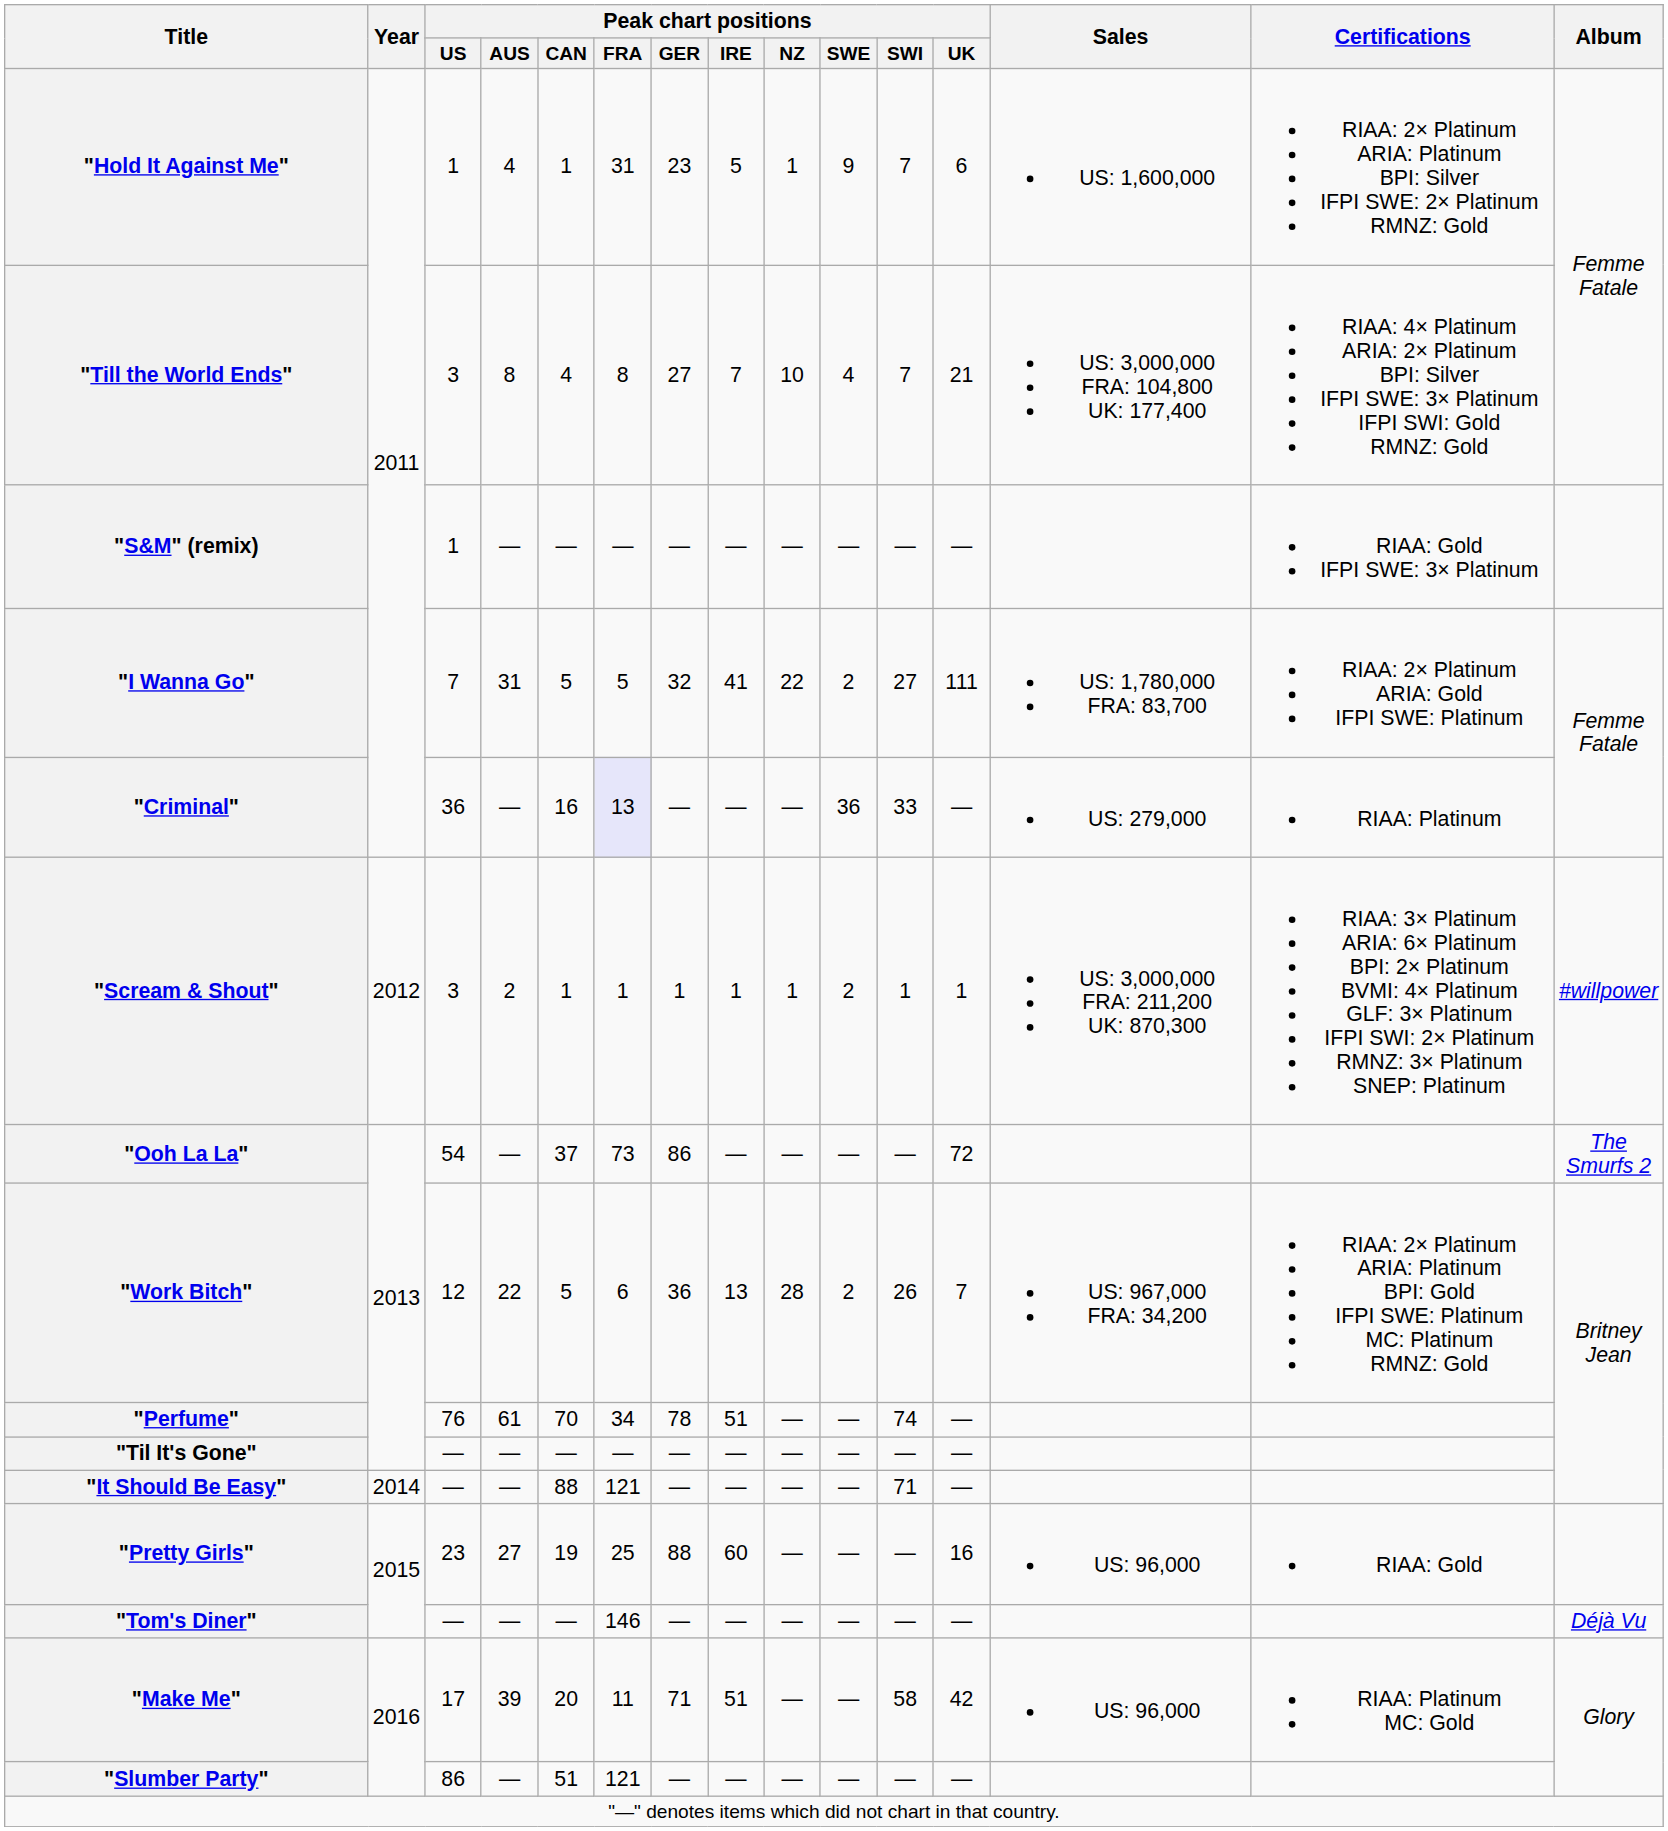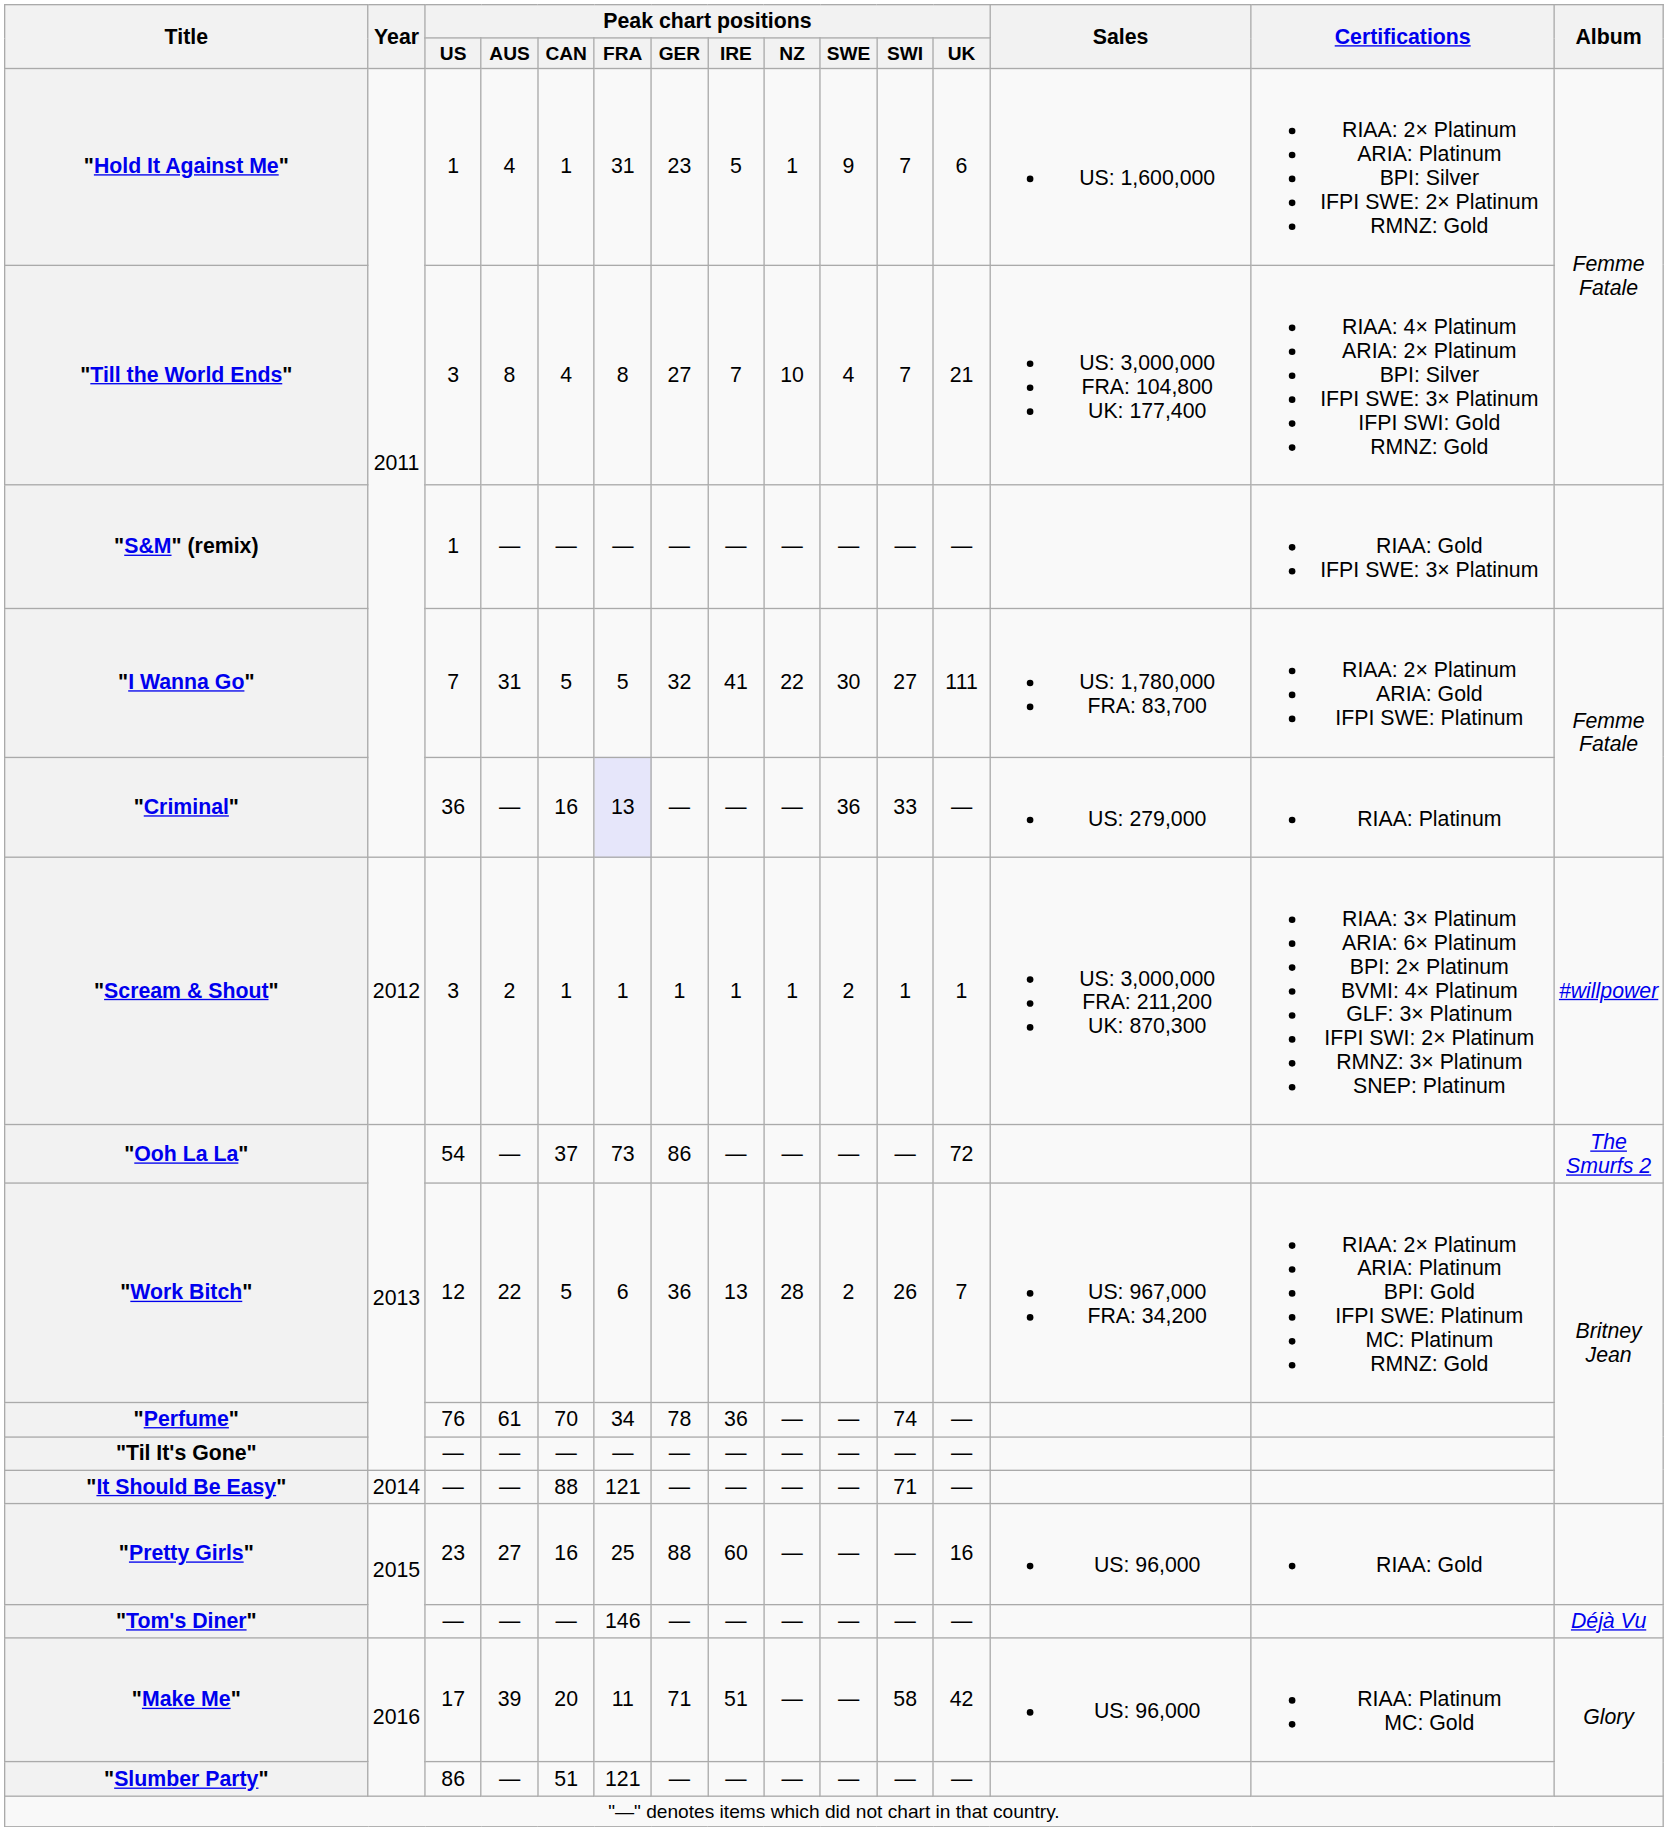(849, 682) 2 -> (849, 682) 30
(736, 1419) 51 -> (736, 1419) 36
(566, 1553) 19 -> (566, 1553) 16
